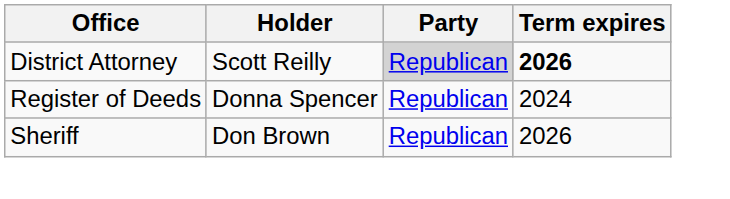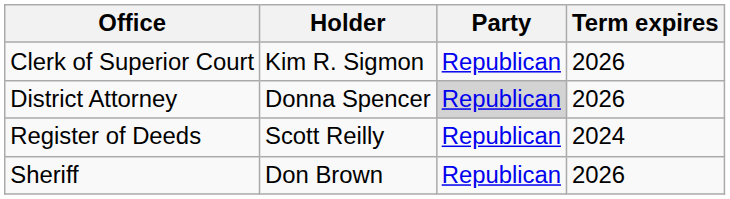+ row: (132, 61)
(272, 61) Scott Reilly -> (348, 99) Donna Spencer
(545, 61) bold -> (598, 99) normal
(295, 99) Donna Spencer -> (325, 136) Scott Reilly
